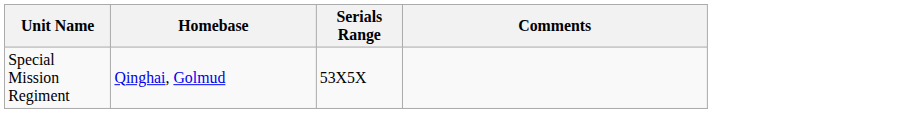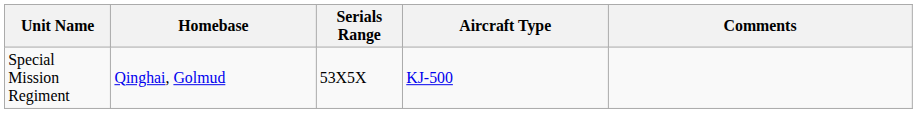+ column: (505, 25)
